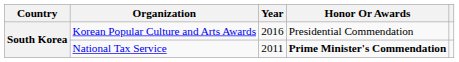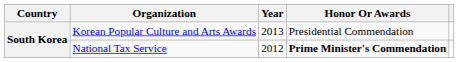(272, 31) 2016 -> (272, 31) 2013
(272, 48) 2011 -> (272, 48) 2012
